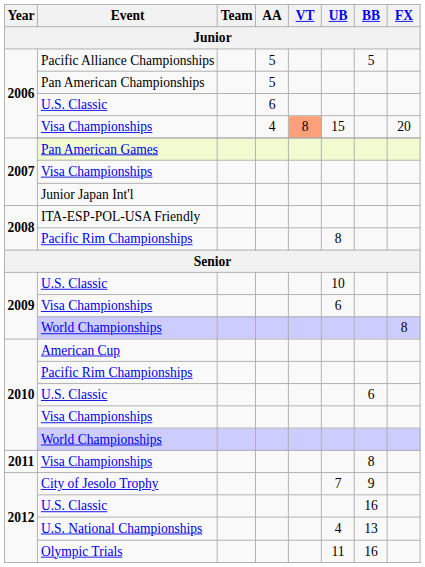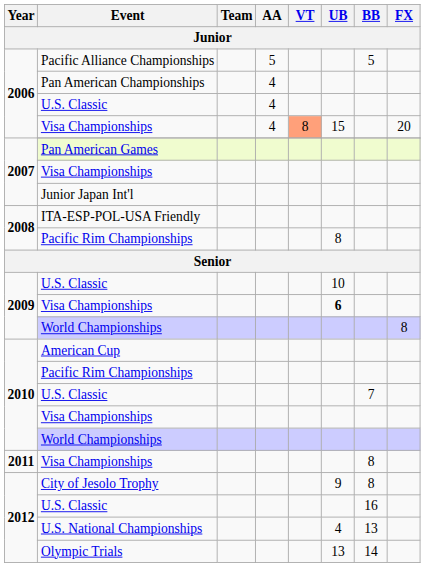(272, 82) 5 -> (272, 82) 4
(272, 105) 6 -> (272, 105) 4
(338, 305) normal -> (338, 305) bold
(371, 395) 6 -> (371, 395) 7
(338, 484) 7 -> (338, 484) 9
(371, 484) 9 -> (371, 484) 8
(338, 551) 11 -> (338, 551) 13
(371, 551) 16 -> (371, 551) 14
